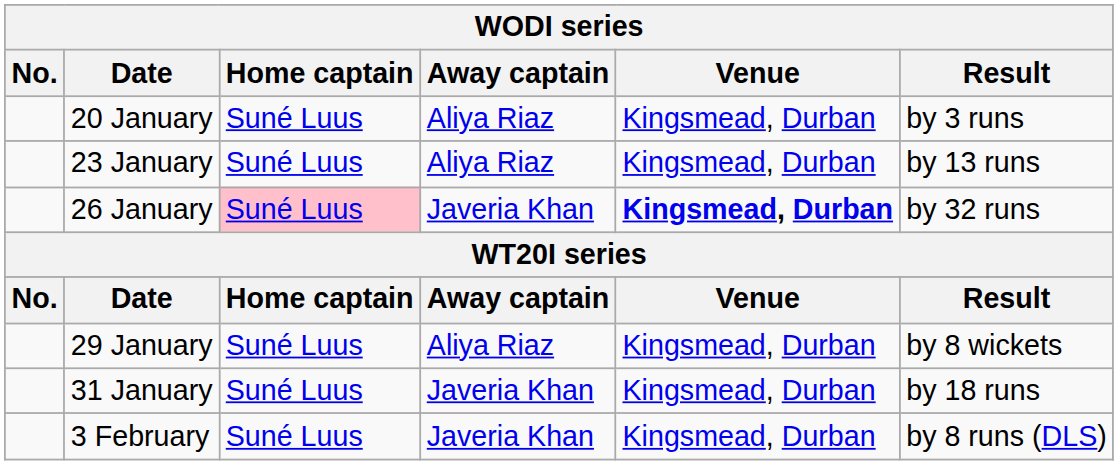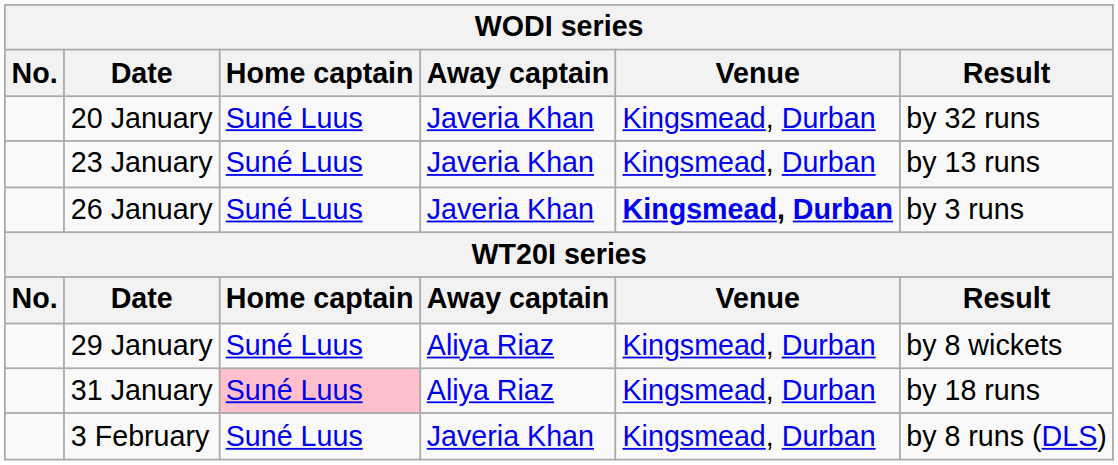(490, 118) Aliya Riaz -> (510, 118) Javeria Khan
(965, 118) by 3 runs -> (973, 118) by 32 runs
(490, 163) Aliya Riaz -> (510, 163) Javeria Khan
(294, 208) pink background -> (294, 208) no background
(973, 208) by 32 runs -> (965, 208) by 3 runs
(294, 390) no background -> (294, 390) pink background
(510, 390) Javeria Khan -> (490, 390) Aliya Riaz
